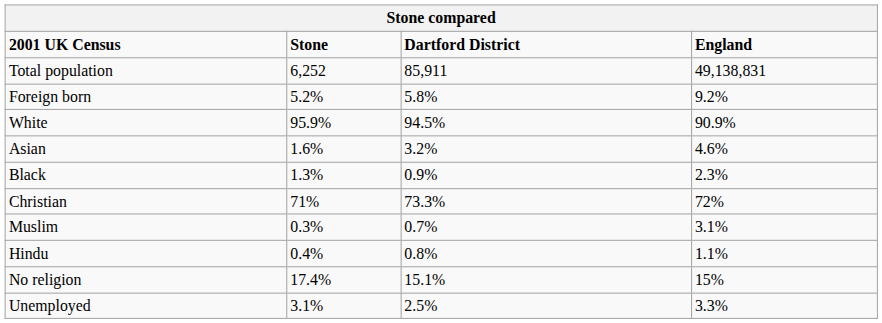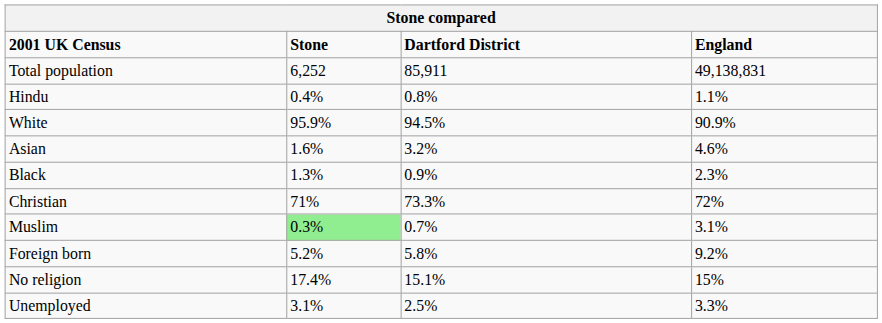rows swapped: (50, 96) <-> (29, 253)
(307, 227) no background -> (307, 227) lightgreen background
